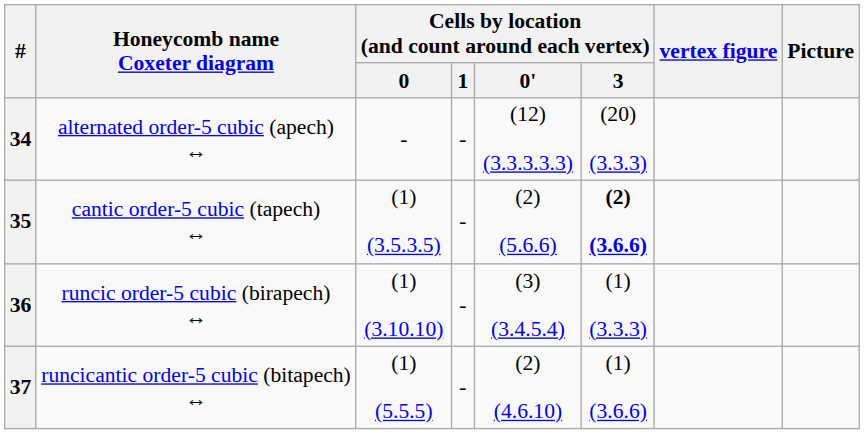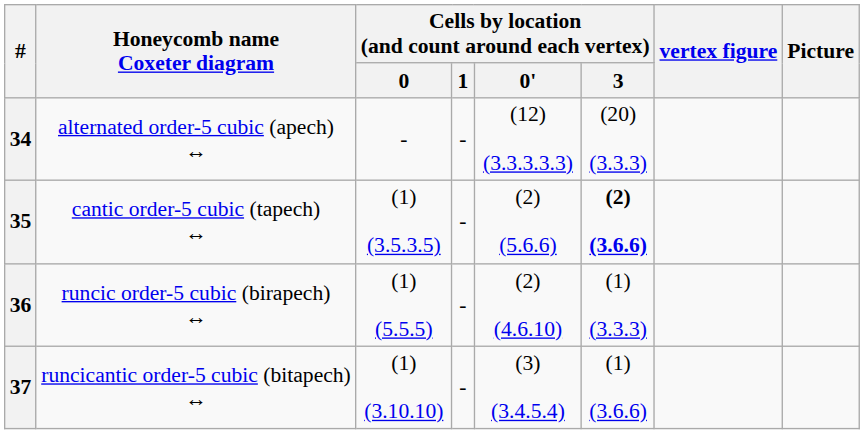(404, 304) (1) (3.10.10) -> (404, 304) (1) (5.5.5)
(528, 304) (3) (3.4.5.4) -> (528, 304) (2) (4.6.10)
(404, 387) (1) (5.5.5) -> (404, 387) (1) (3.10.10)
(528, 387) (2) (4.6.10) -> (528, 387) (3) (3.4.5.4)
